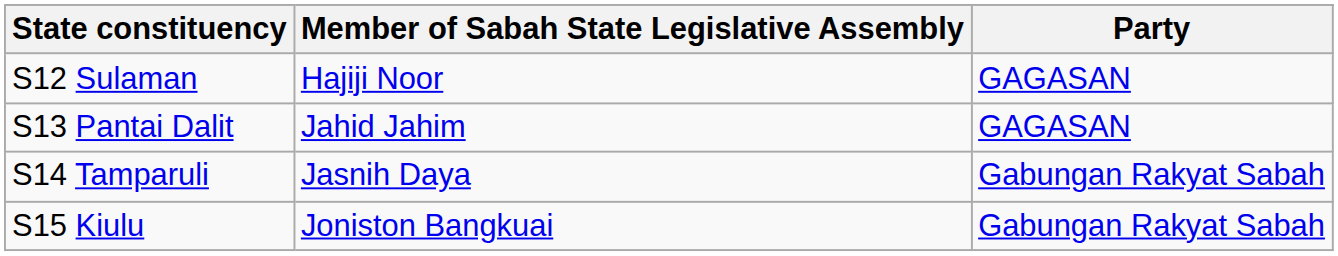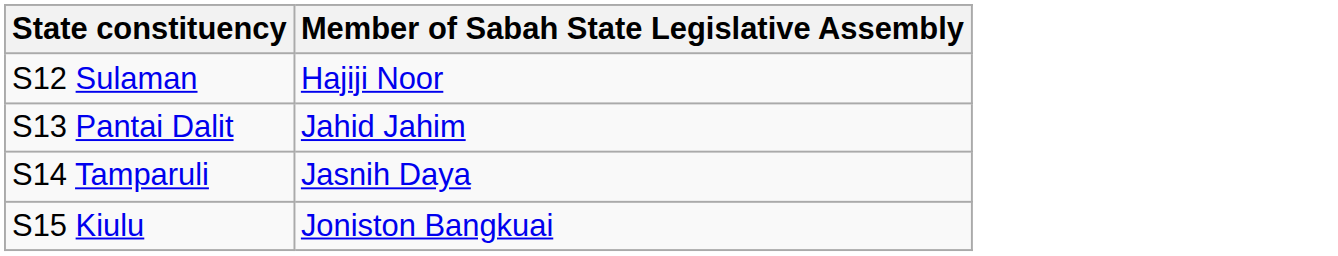- column: (1152, 28)
